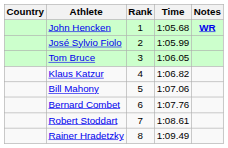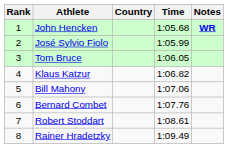columns swapped: (140, 12) <-> (25, 12)
